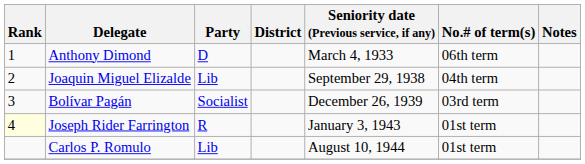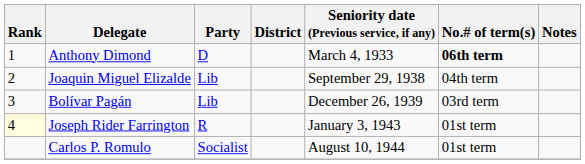(470, 55) normal -> (472, 55) bold
(223, 101) Socialist -> (208, 101) Lib
(208, 147) Lib -> (223, 147) Socialist
